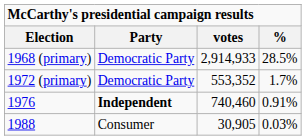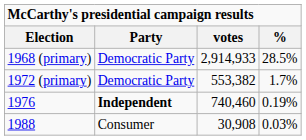(233, 80) 553,352 -> (233, 80) 553,382
(280, 102) 0.91% -> (280, 102) 0.19%
(237, 124) 30,905 -> (237, 124) 30,908
